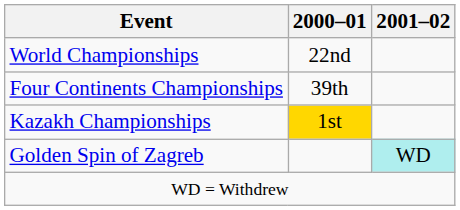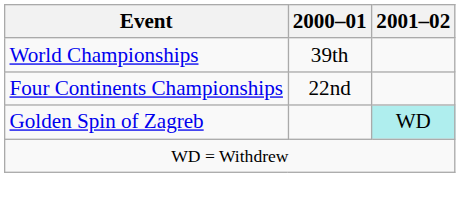(330, 54) 22nd -> (330, 54) 39th
(330, 88) 39th -> (330, 88) 22nd
- row: (110, 121)
